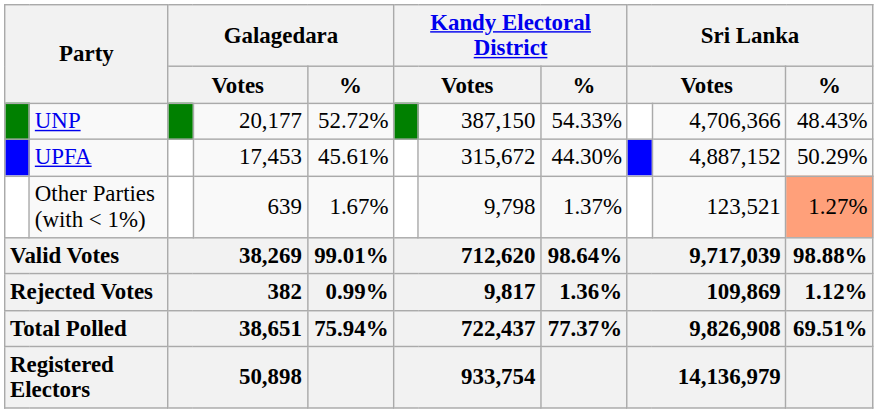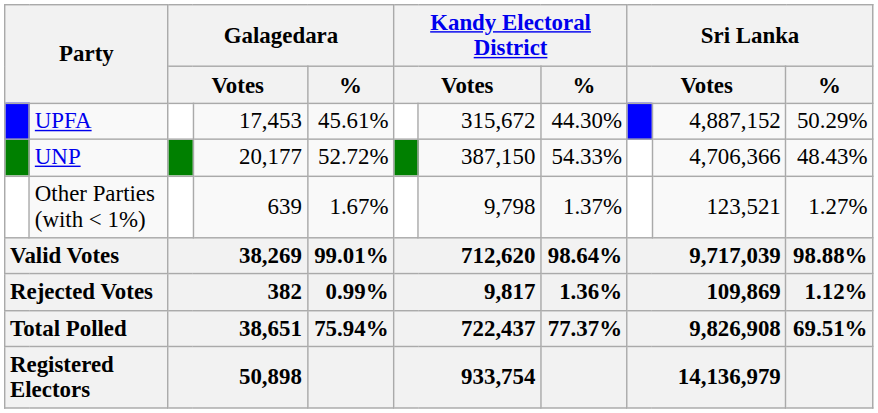rows swapped: (58, 120) <-> (63, 157)
(838, 206) lightsalmon background -> (838, 206) no background
